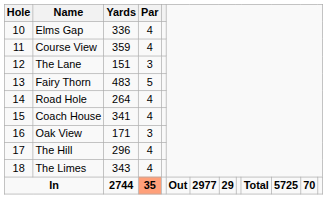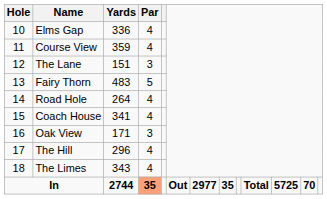(228, 185) 29 -> (228, 185) 35
